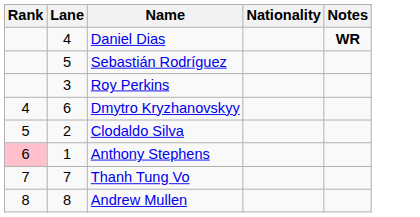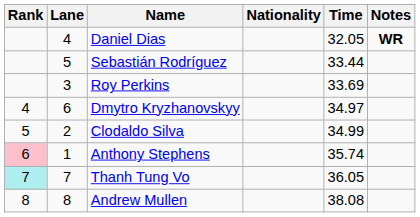+ column: (346, 16)
(26, 177) no background -> (26, 177) paleturquoise background
